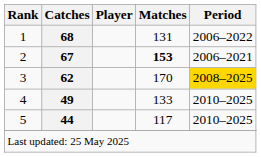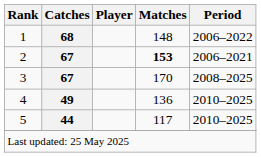(163, 36) 131 -> (163, 36) 148
(67, 78) 62 -> (67, 78) 67
(223, 78) gold background -> (223, 78) no background
(163, 99) 133 -> (163, 99) 136
